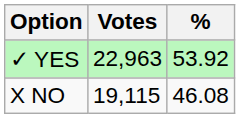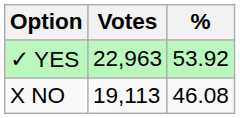(127, 95) 19,115 -> (127, 95) 19,113
